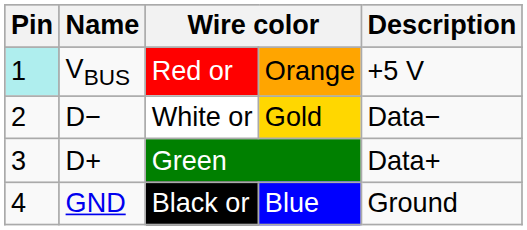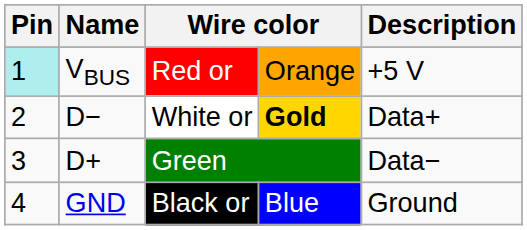(293, 117) normal -> (296, 117) bold
(404, 117) Data− -> (404, 117) Data+
(404, 159) Data+ -> (404, 159) Data−
